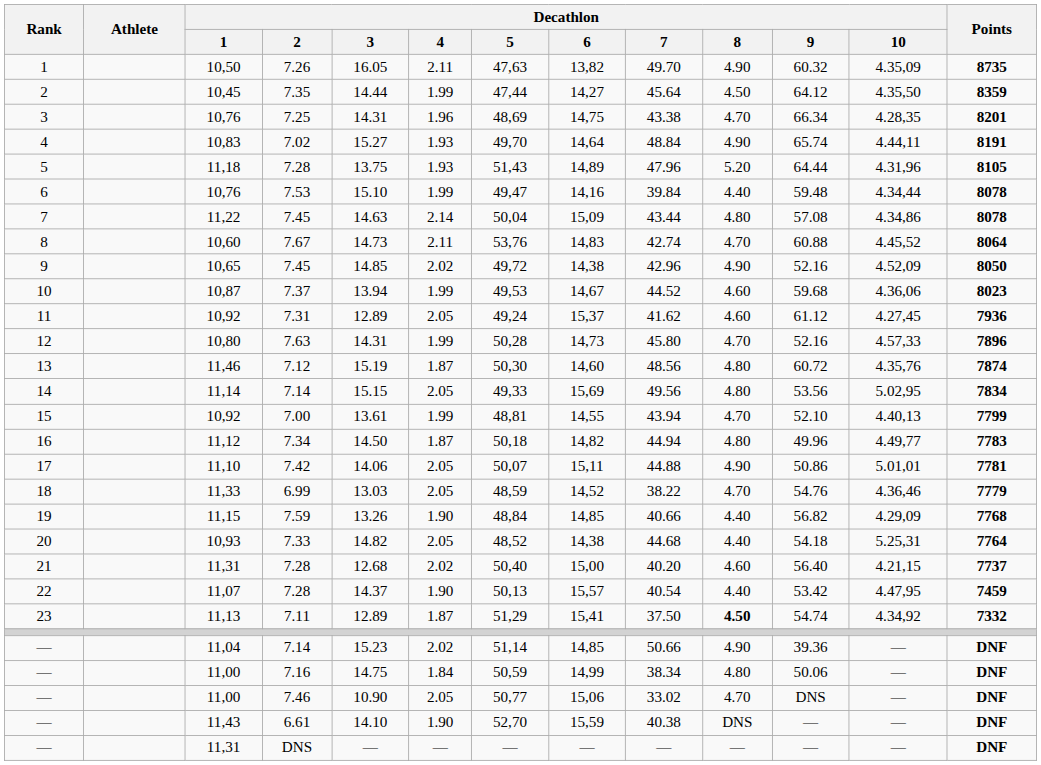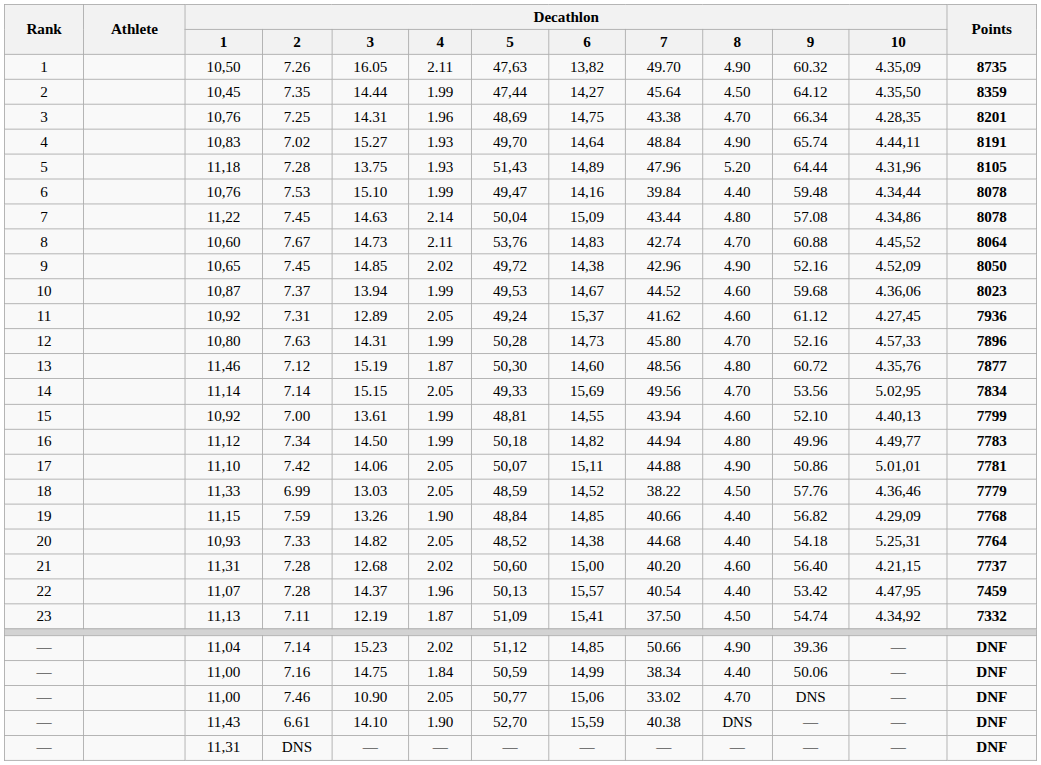(992, 366) 7874 -> (992, 366) 7877
(737, 391) 4.80 -> (737, 391) 4.70
(737, 416) 4.70 -> (737, 416) 4.60
(440, 441) 1.87 -> (440, 441) 1.99
(737, 490) 4.70 -> (737, 490) 4.50
(811, 490) 54.76 -> (811, 490) 57.76
(510, 565) 50,40 -> (510, 565) 50,60
(440, 590) 1.90 -> (440, 590) 1.96
(370, 615) 12.89 -> (370, 615) 12.19
(510, 615) 51,29 -> (510, 615) 51,09
(737, 615) bold -> (737, 615) normal
(510, 647) 51,14 -> (510, 647) 51,12
(737, 672) 4.80 -> (737, 672) 4.40
